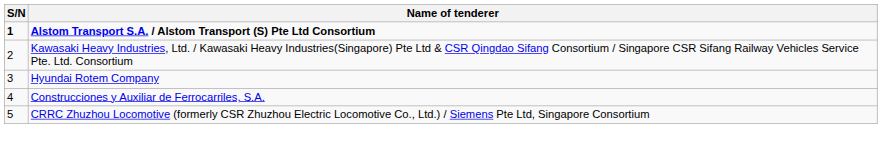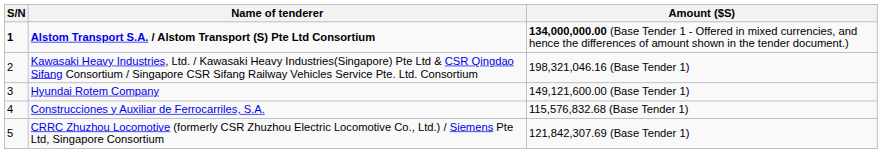+ column: (702, 13)
